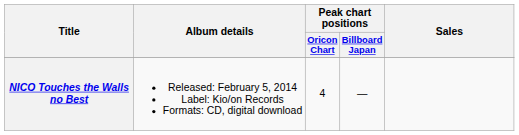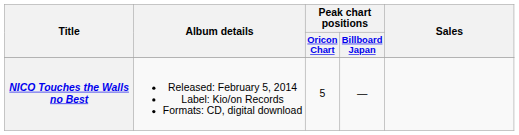(322, 94) 4 -> (322, 94) 5
